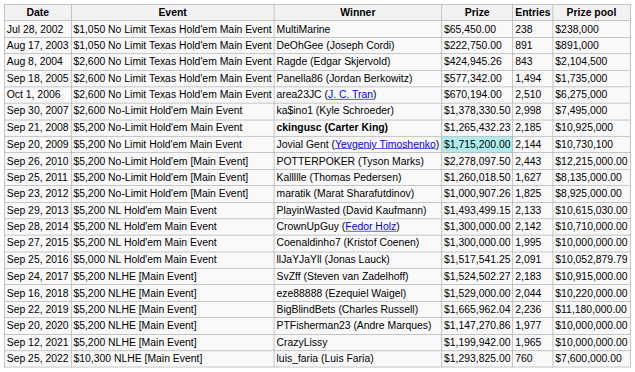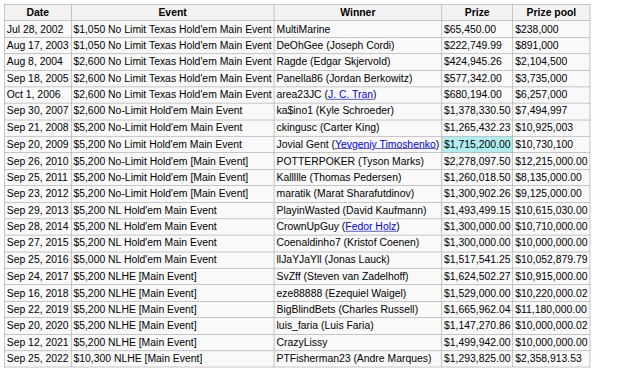- column: (533, 12)
(473, 45) $222,750.00 -> (473, 45) $222,749.99
(581, 78) $1,735,000 -> (541, 78) $3,735,000
(473, 95) $670,194.00 -> (473, 95) $680,194.00
(581, 95) $6,275,000 -> (541, 95) $6,257,000
(581, 111) $7,495,000 -> (541, 111) $7,494,997
(332, 128) bold -> (328, 128) normal
(584, 128) $10,925,000 -> (544, 128) $10,925,003
(477, 194) $1,000,907.26 -> (477, 194) $1,300,902.26
(589, 194) $8,925,000.00 -> (549, 194) $9,125,000.00
(477, 276) $1,524,502.27 -> (477, 276) $1,624,502.27
(591, 293) $10,220,000.00 -> (551, 293) $10,220,000.02
(354, 326) PTFisherman23 (Andre Marques) -> (325, 326) luis_faria (Luis Faria)
(591, 326) $10,000,000.00 -> (551, 326) $10,000,000.02
(477, 342) $1,199,942.00 -> (477, 342) $1,499,942.00
(325, 359) luis_faria (Luis Faria) -> (354, 359) PTFisherman23 (Andre Marques)
(589, 359) $7,600,000.00 -> (549, 359) $2,358,913.53
